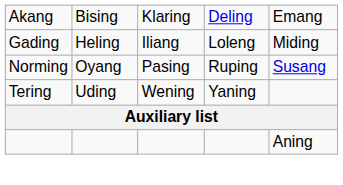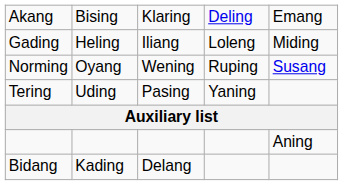(166, 67) Pasing -> (168, 67) Wening
(168, 92) Wening -> (166, 92) Pasing
+ row: (33, 166)
